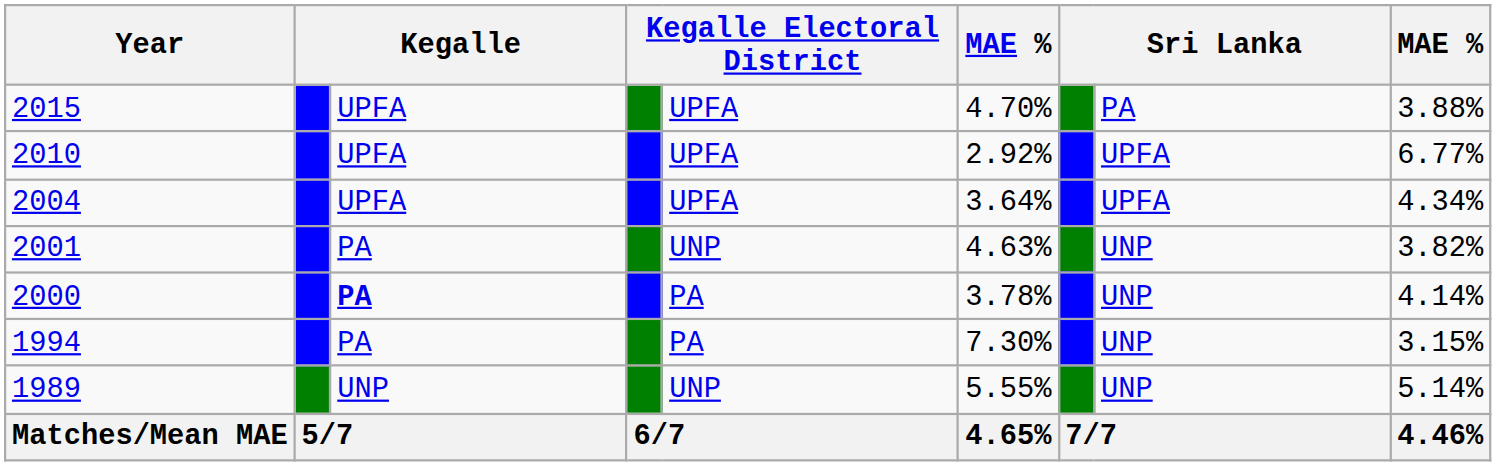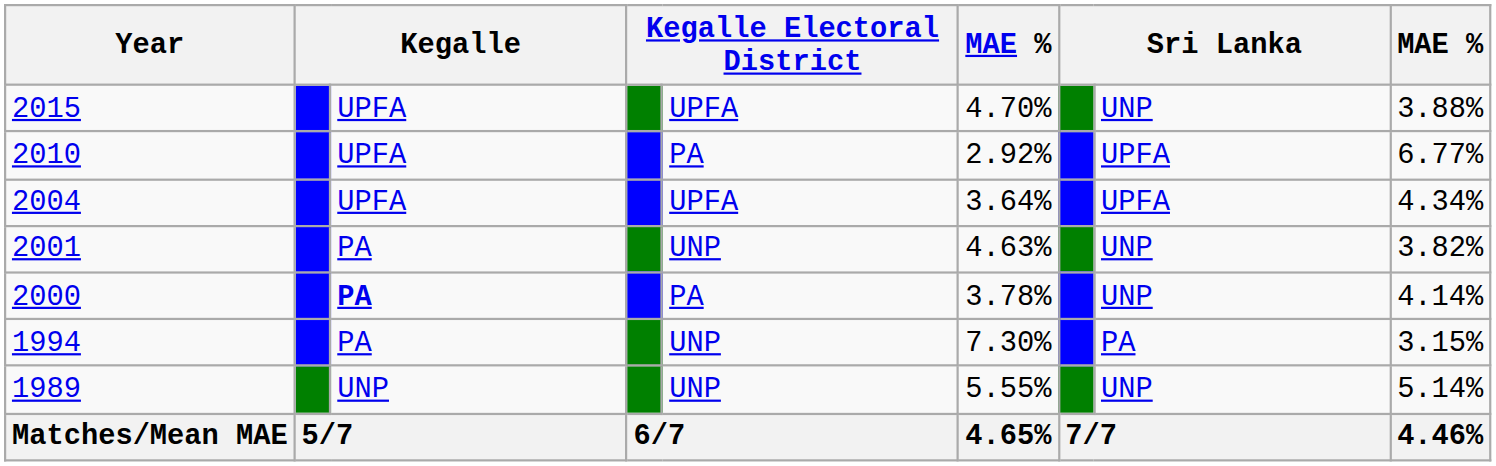(1118, 108) PA -> (1127, 108) UNP
(704, 155) UPFA -> (686, 155) PA
(686, 343) PA -> (695, 343) UNP
(1127, 343) UNP -> (1118, 343) PA
